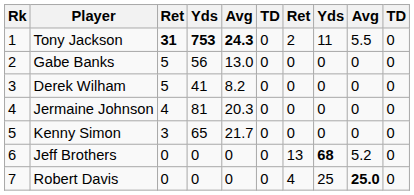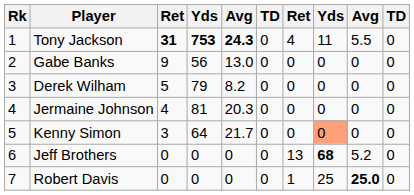(291, 40) 2 -> (291, 40) 4
(165, 63) 5 -> (165, 63) 9
(199, 86) 41 -> (199, 86) 79
(199, 133) 65 -> (199, 133) 64
(321, 133) no background -> (321, 133) lightsalmon background
(291, 179) 4 -> (291, 179) 1
